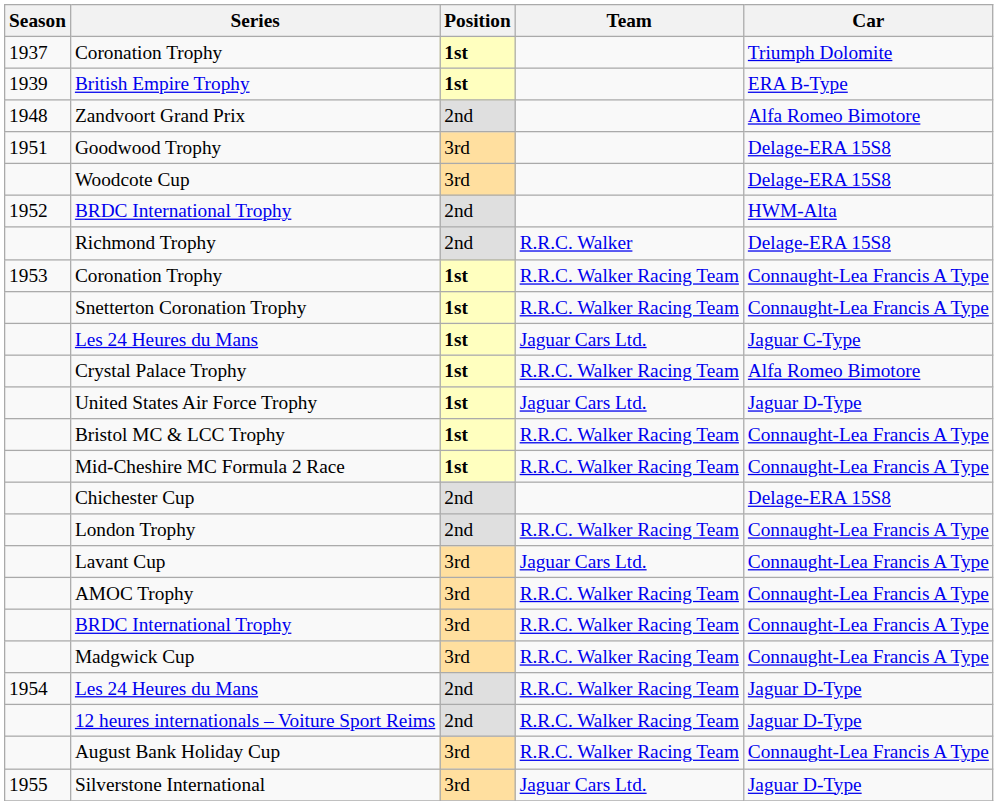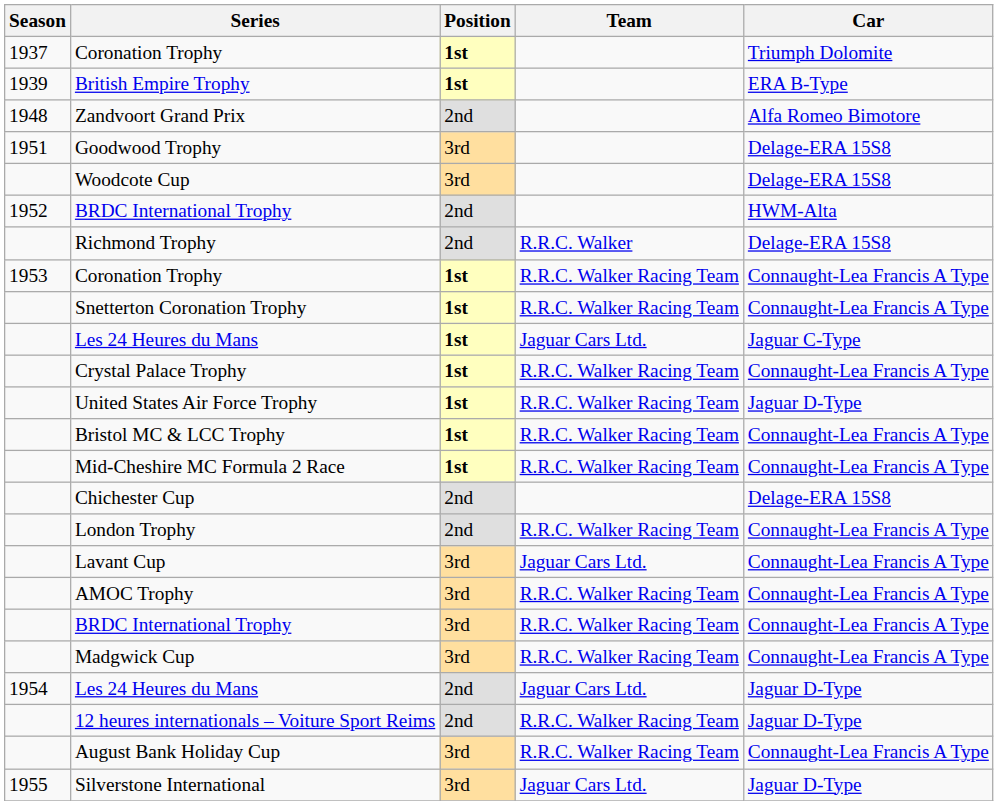(834, 370) Alfa Romeo Bimotore -> (868, 370) Connaught-Lea Francis A Type
(583, 402) Jaguar Cars Ltd. -> (629, 402) R.R.C. Walker Racing Team
(629, 689) R.R.C. Walker Racing Team -> (583, 689) Jaguar Cars Ltd.
